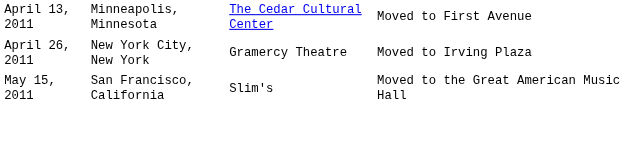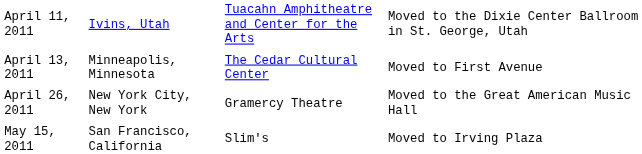+ row: (37, 25)
(454, 53) Moved to Irving Plaza -> (509, 103) Moved to the Great American Music Hall
(499, 89) Moved to the Great American Music Hall -> (465, 139) Moved to Irving Plaza
